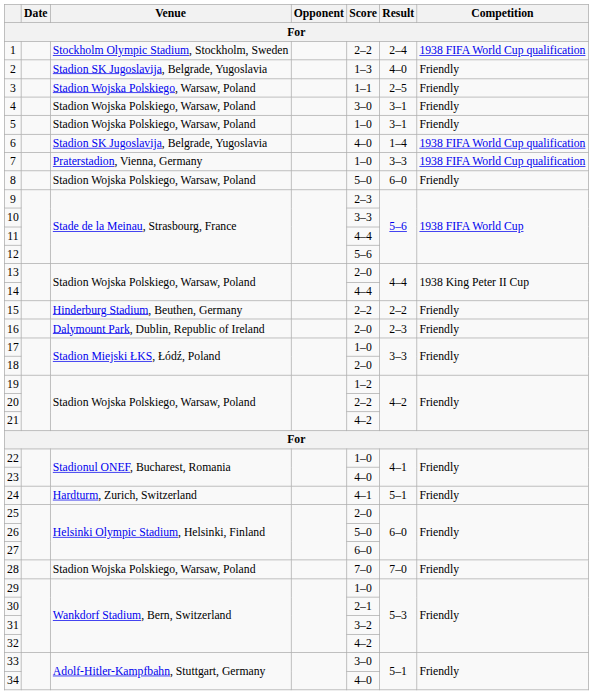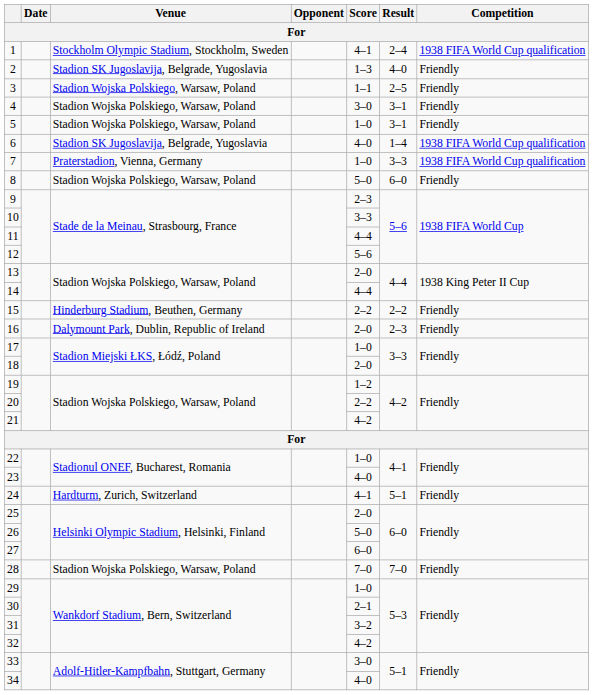(363, 50) 2–2 -> (363, 50) 4–1
